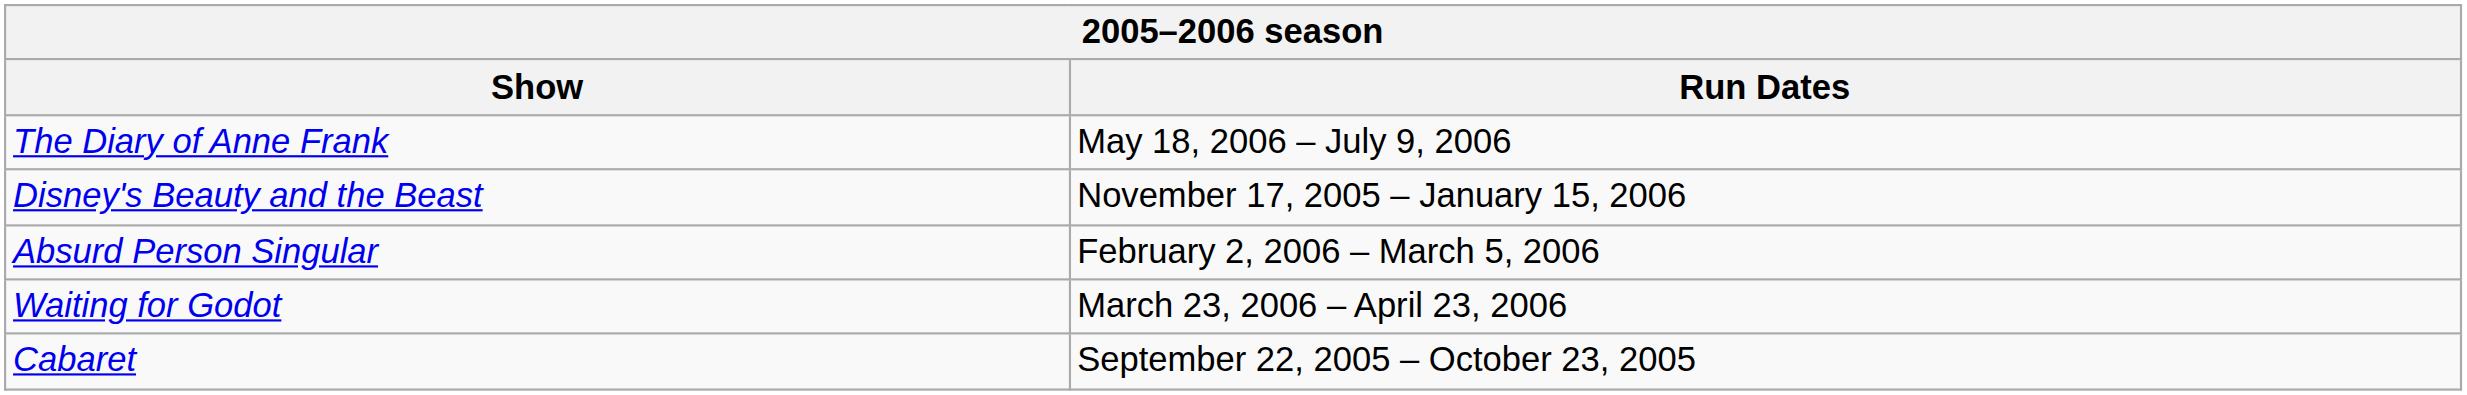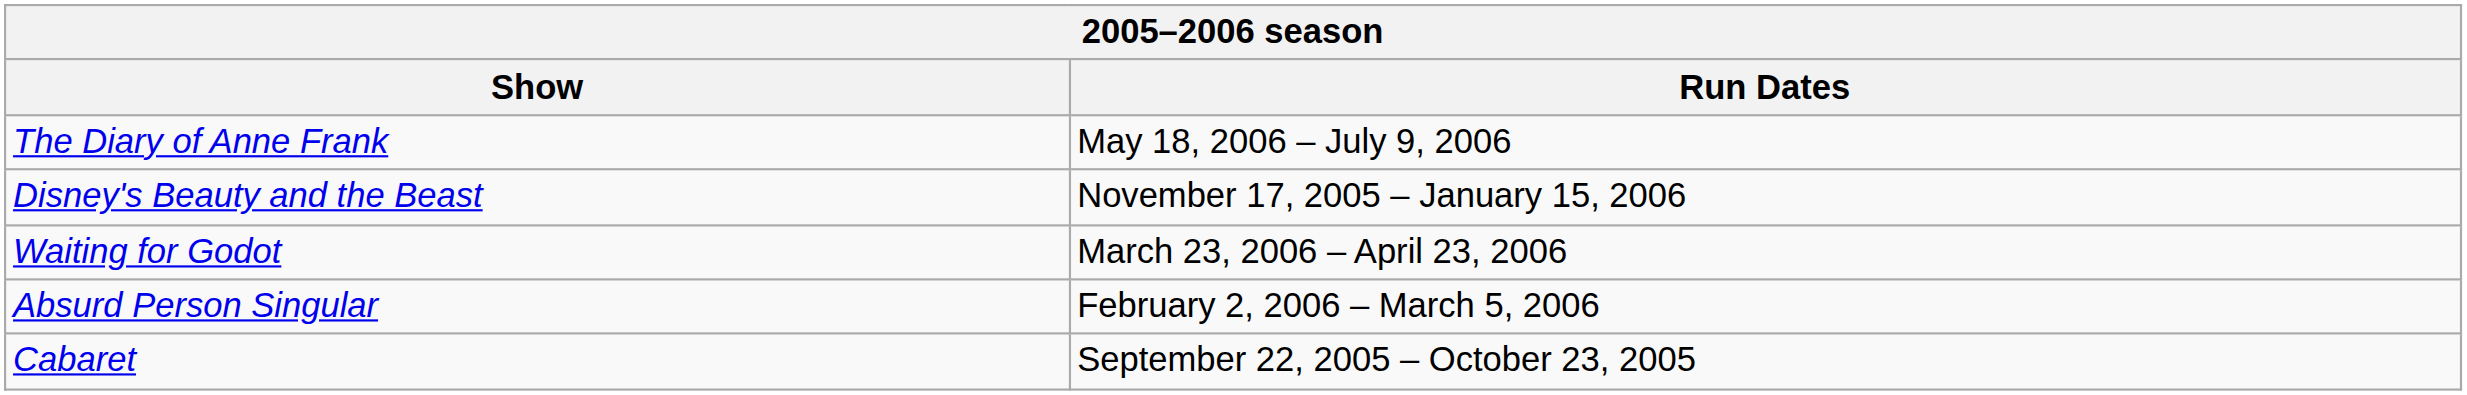rows swapped: (196, 251) <-> (147, 305)
